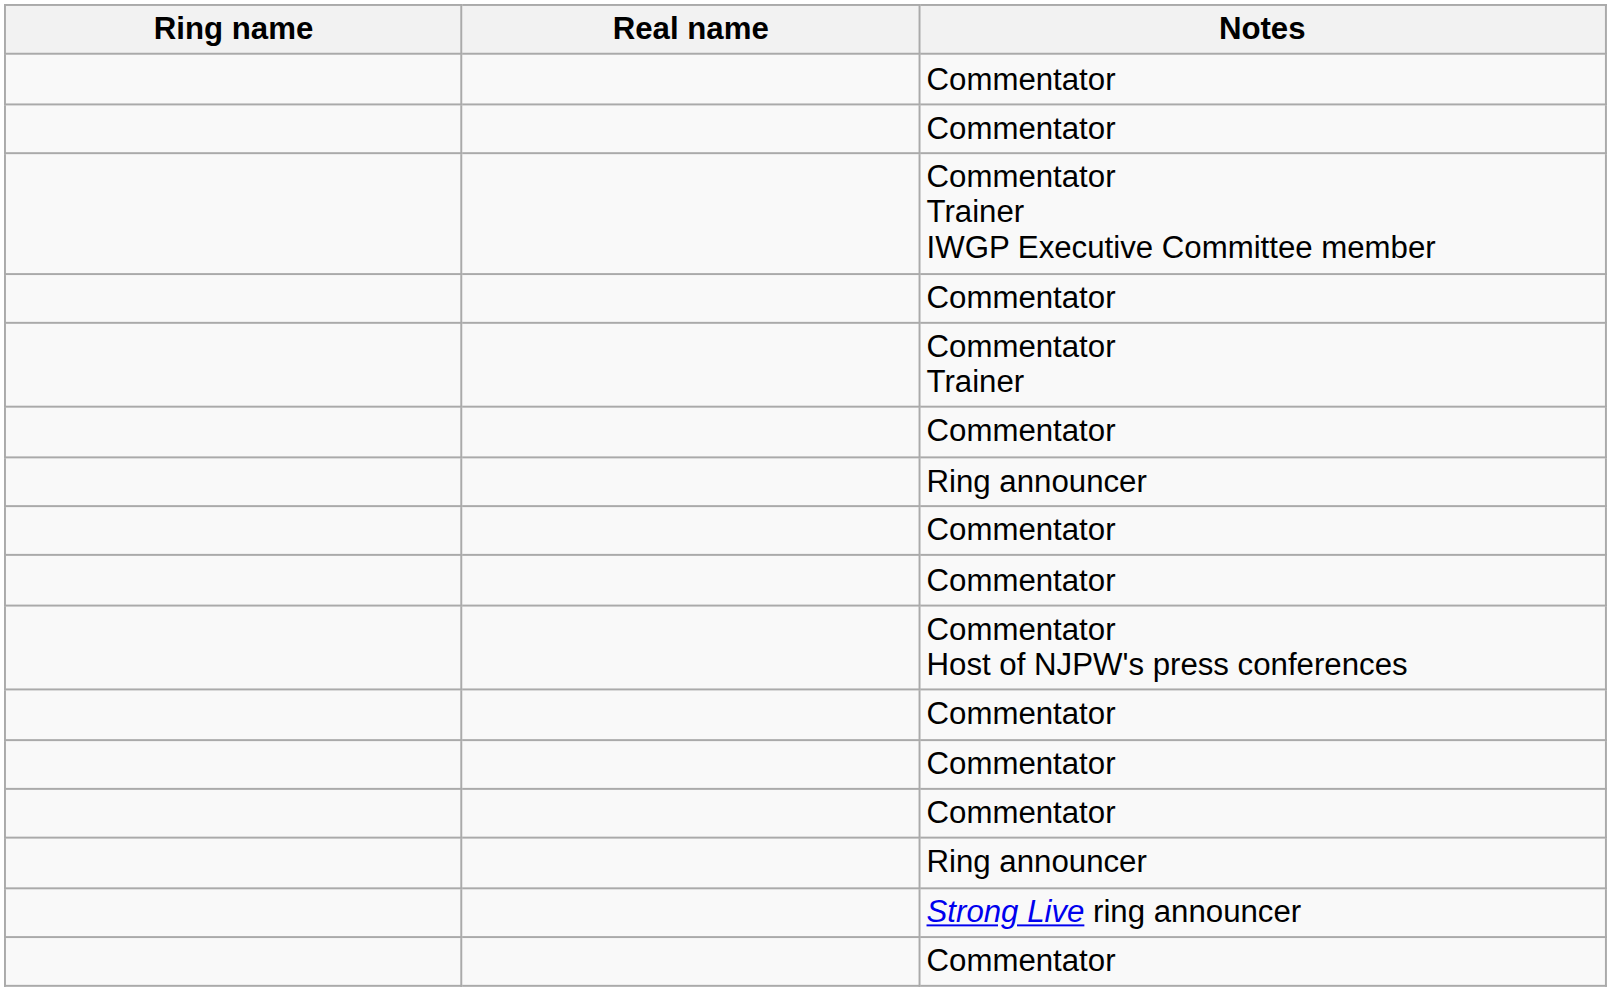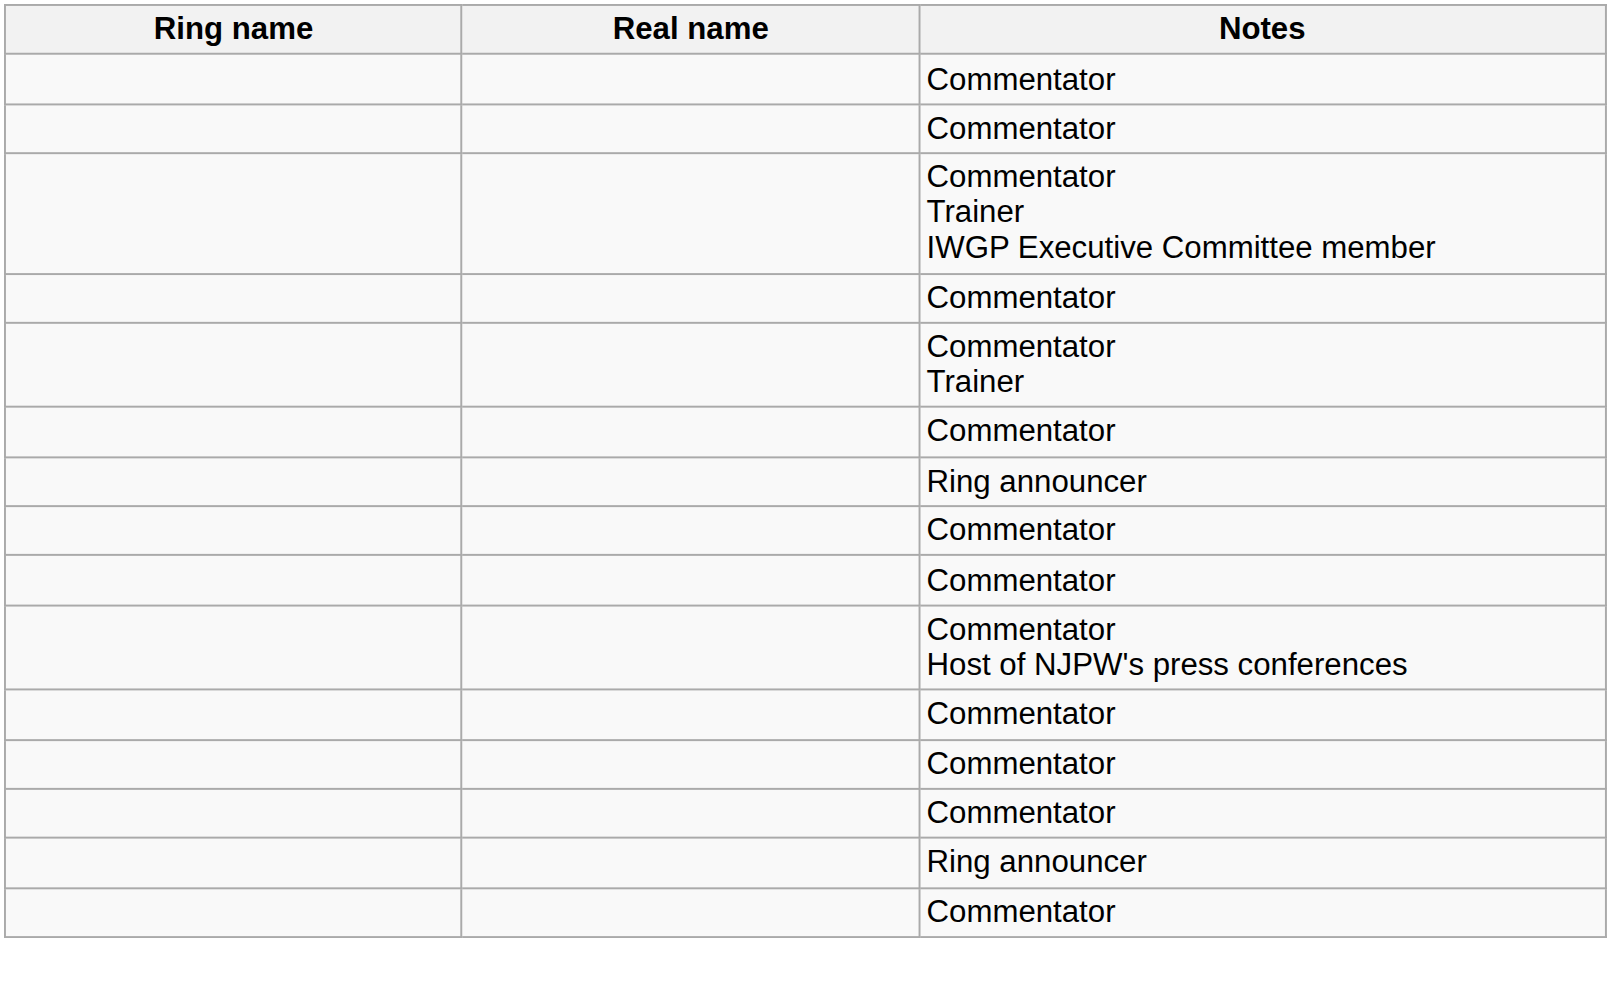- row: (234, 912)
